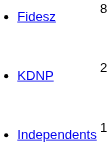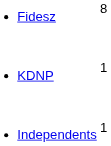(104, 68) 2 -> (104, 68) 1
